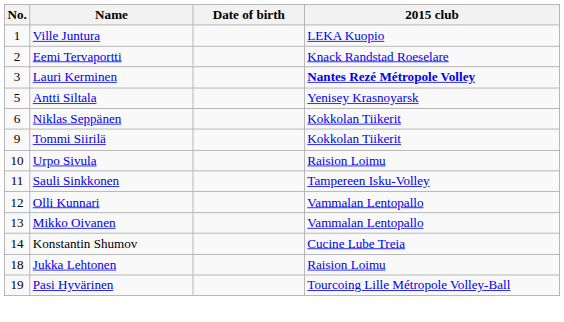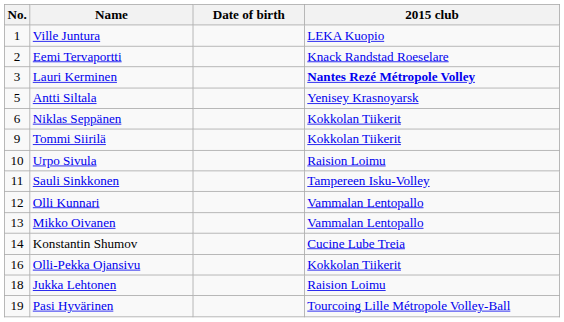+ row: (87, 264)
